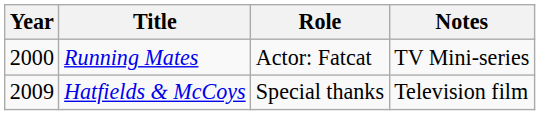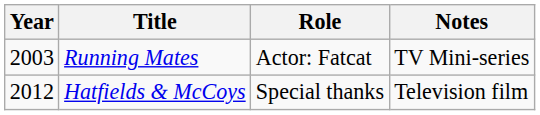(32, 57) 2000 -> (32, 57) 2003
(32, 92) 2009 -> (32, 92) 2012
